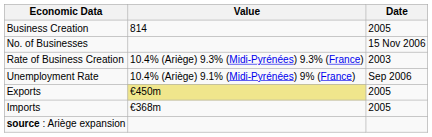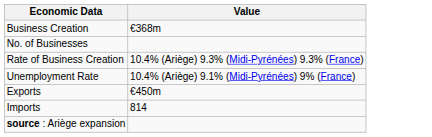- column: (397, 12)
(138, 28) 814 -> (145, 28) €368m
(145, 92) khaki background -> (145, 92) no background
(145, 108) €368m -> (138, 108) 814
